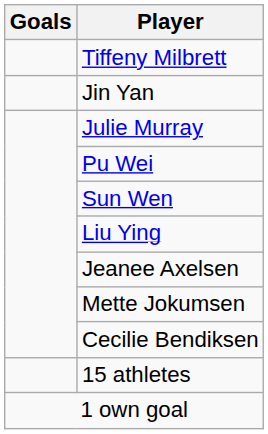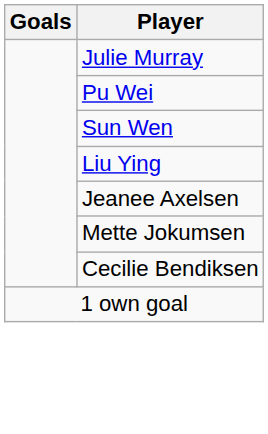- row: (154, 57)
- row: (118, 92)
- row: (136, 374)
